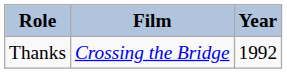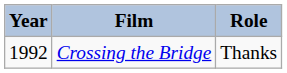columns swapped: (258, 20) <-> (38, 20)
